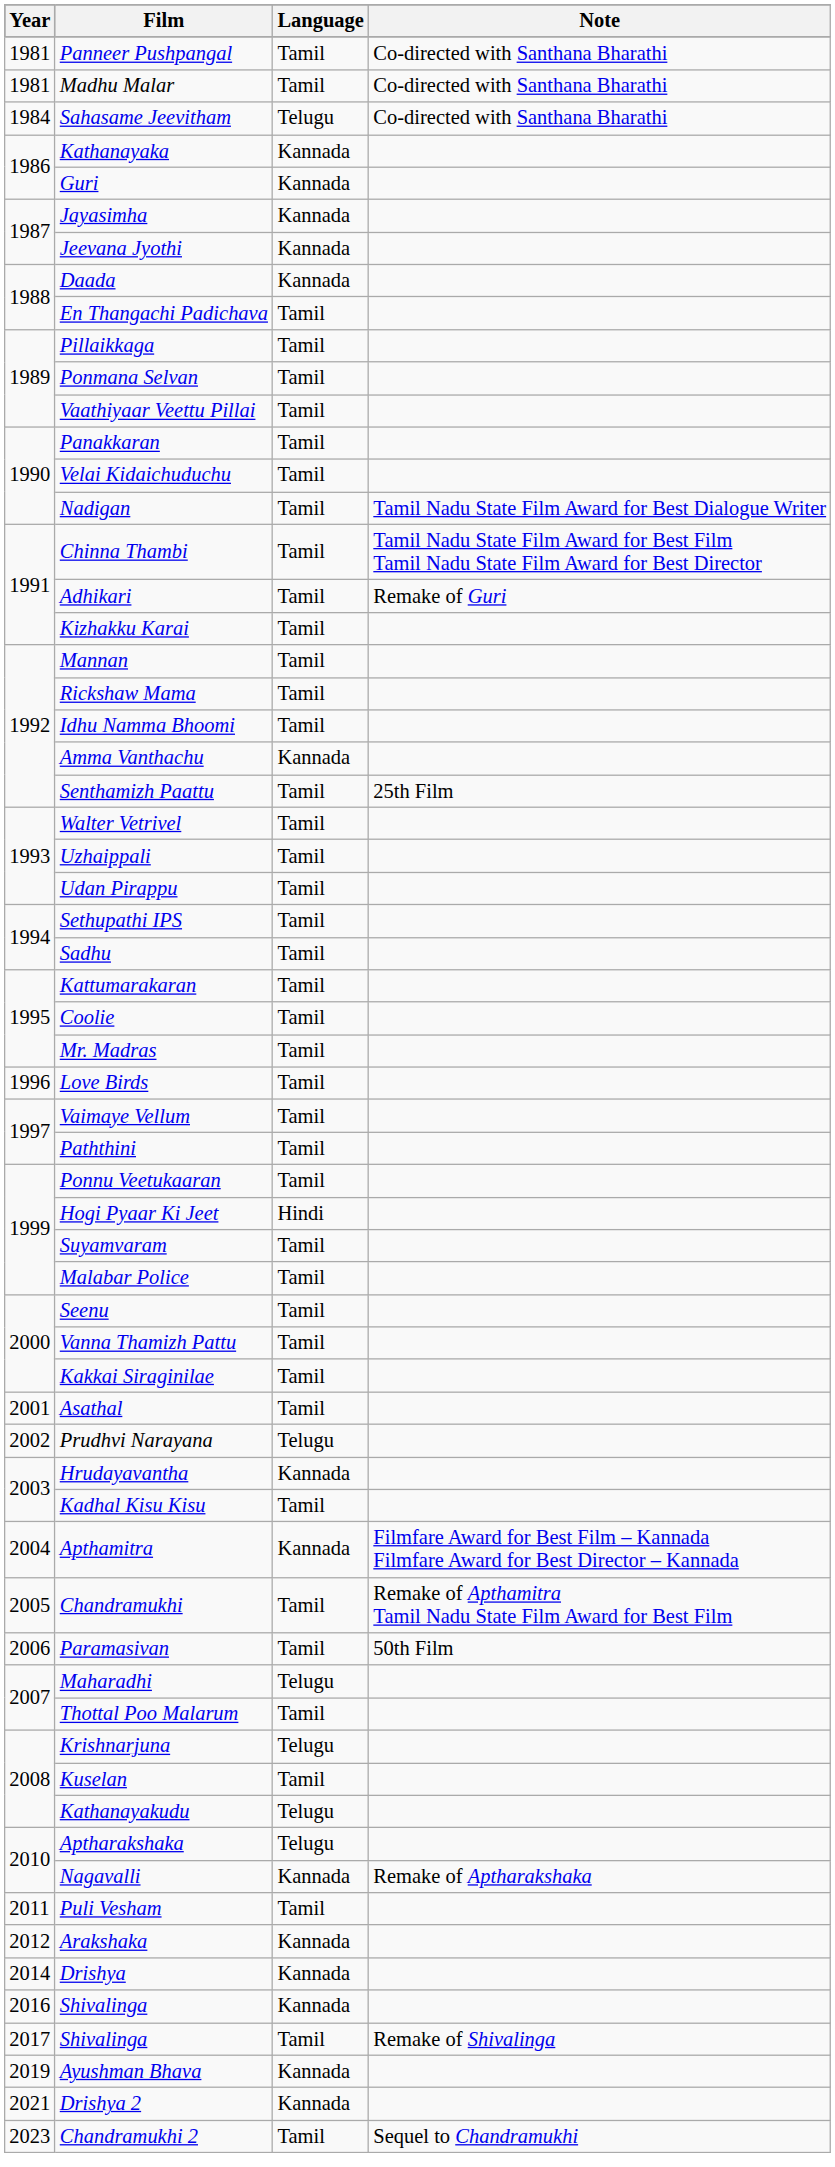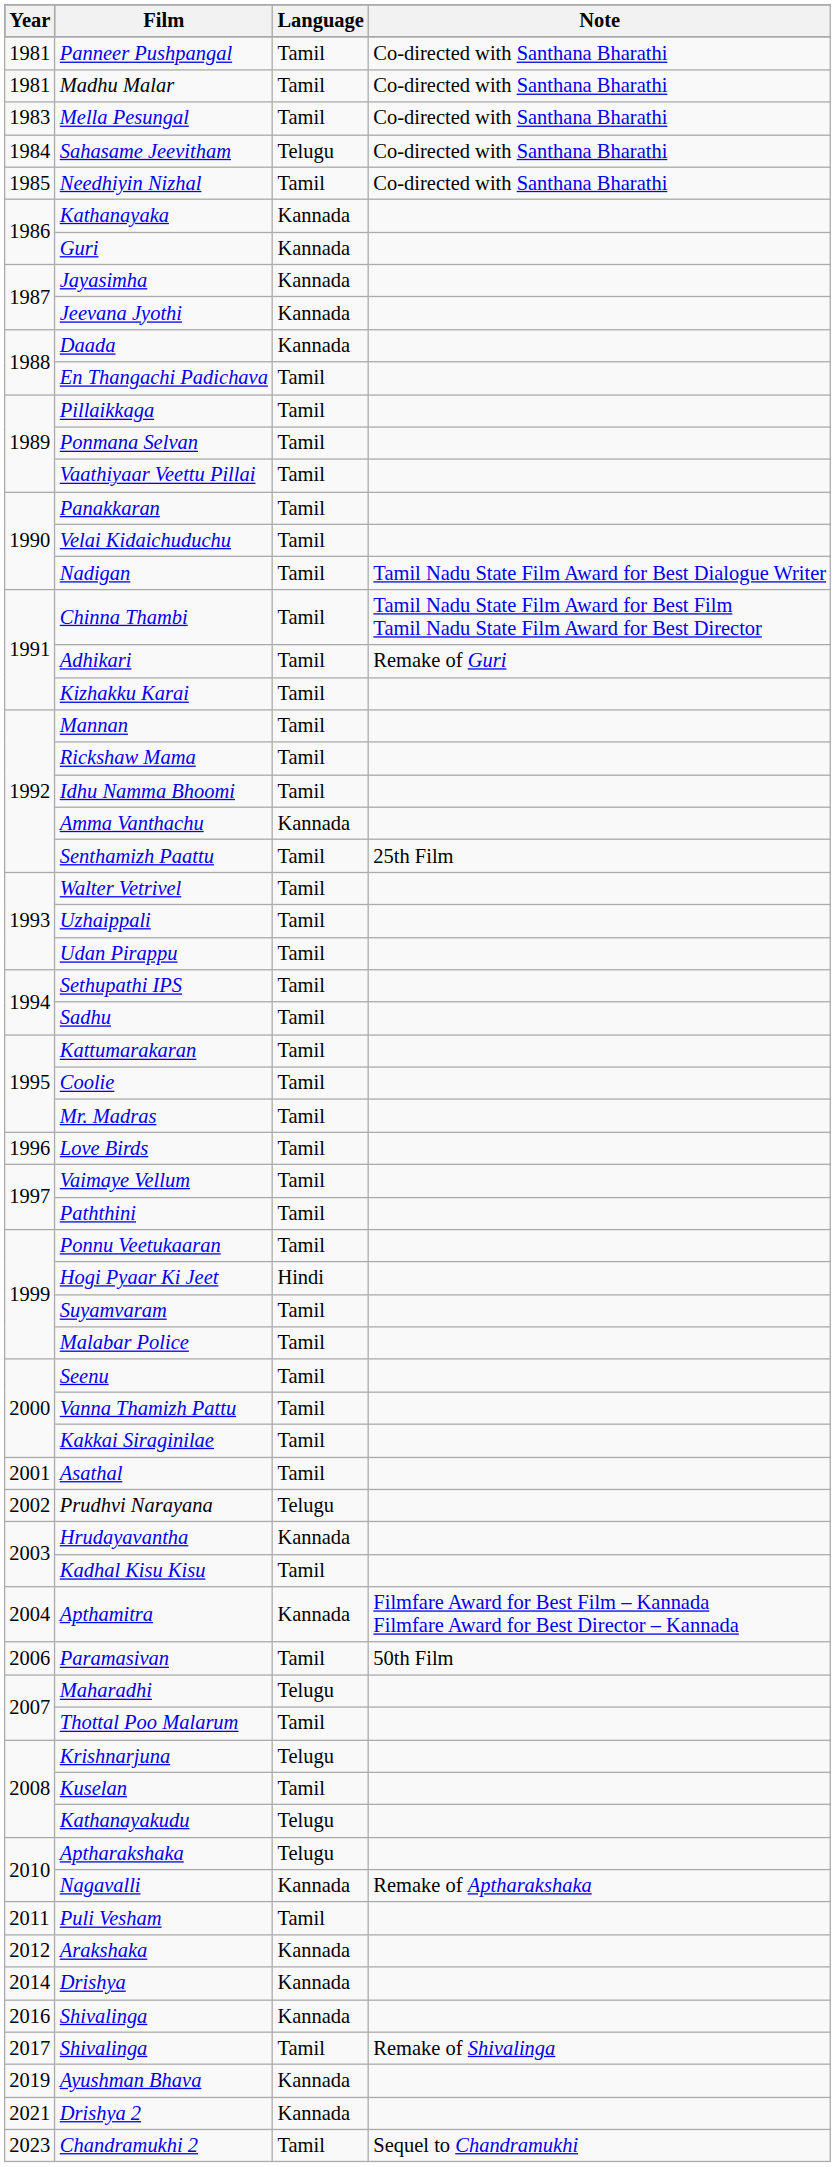+ row: (30, 118)
+ row: (30, 183)
- row: (30, 1604)
